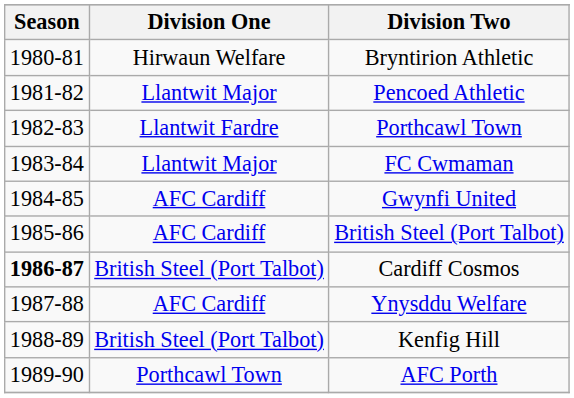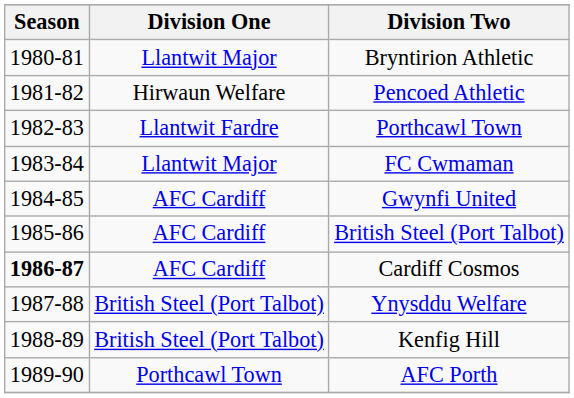(209, 57) Hirwaun Welfare -> (209, 57) Llantwit Major
(209, 92) Llantwit Major -> (209, 92) Hirwaun Welfare
(209, 269) British Steel (Port Talbot) -> (209, 269) AFC Cardiff
(209, 304) AFC Cardiff -> (209, 304) British Steel (Port Talbot)
